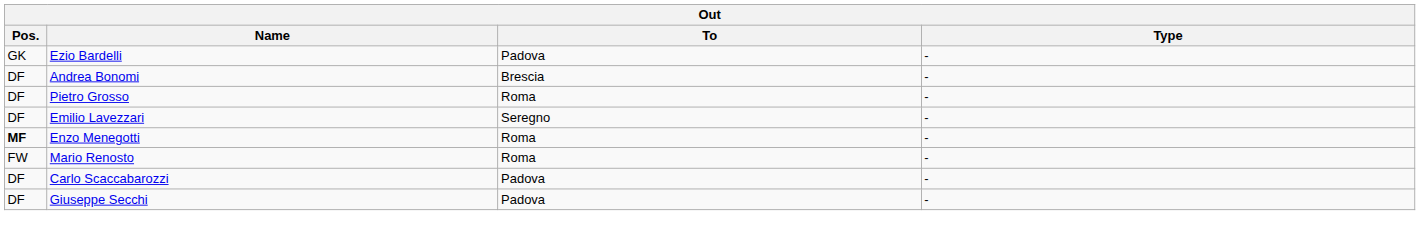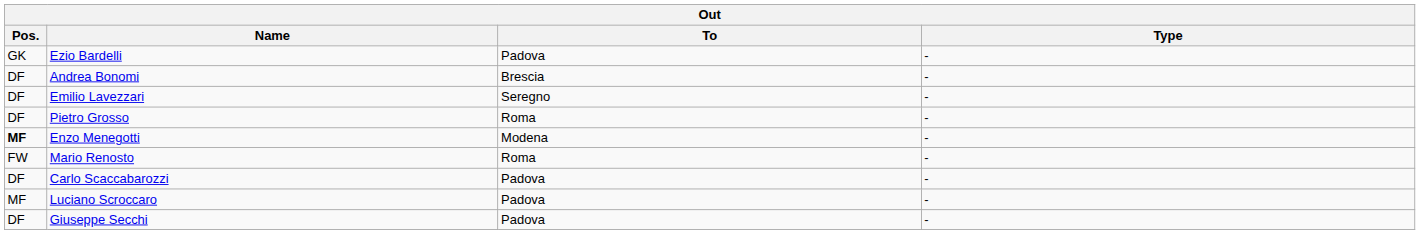rows swapped: (89, 97) <-> (97, 117)
(518, 138) Roma -> (525, 138) Modena
+ row: (103, 199)
